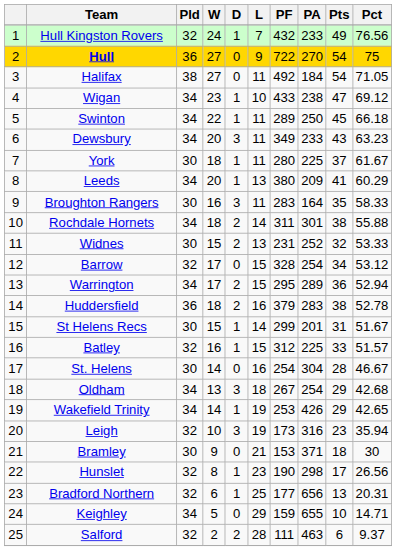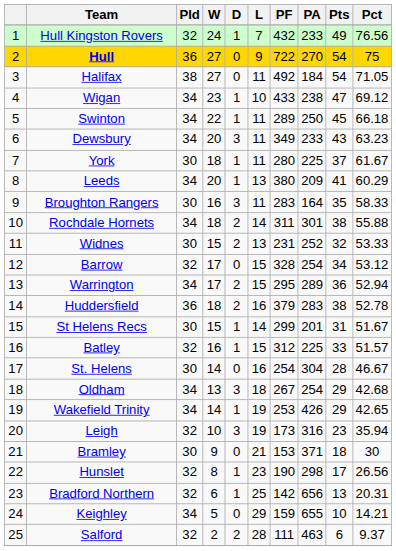(284, 493) 177 -> (284, 493) 142
(372, 514) 14.71 -> (372, 514) 14.21
